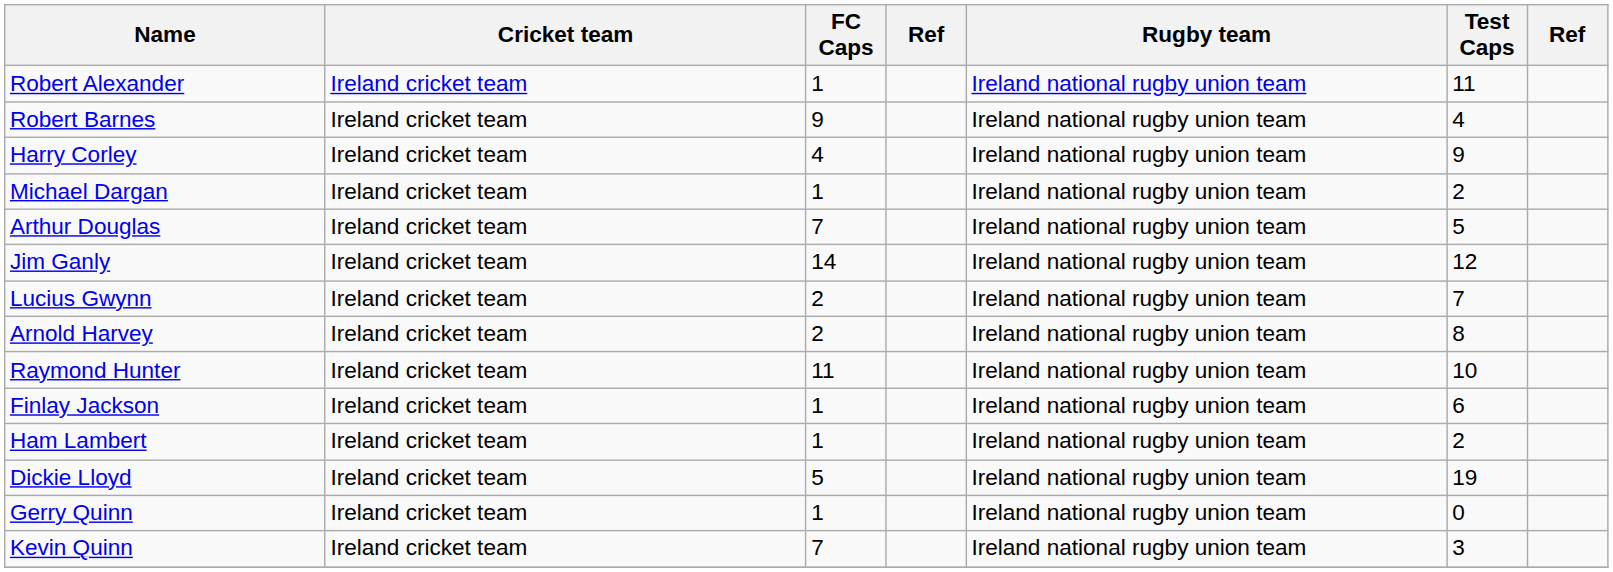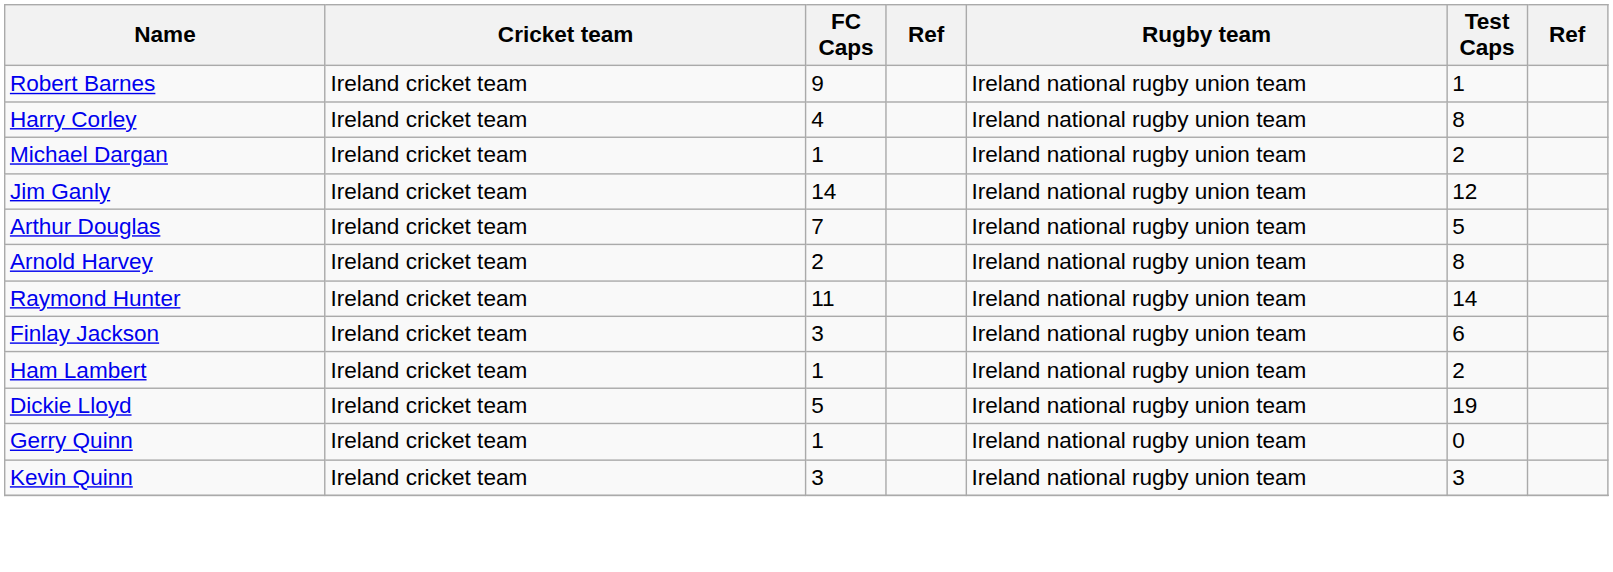- row: (97, 83)
(1458, 119) 4 -> (1458, 83) 1
(1458, 155) 9 -> (1458, 119) 8
rows swapped: (85, 226) <-> (60, 262)
- row: (81, 298)
(1465, 369) 10 -> (1465, 298) 14
(817, 405) 1 -> (817, 333) 3
(817, 548) 7 -> (817, 477) 3
